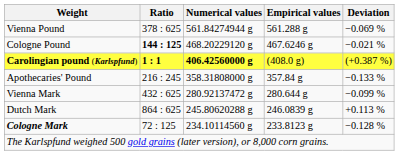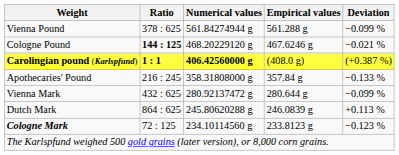(365, 28) −0.069 % -> (365, 28) −0.099 %
(365, 126) −0.128 % -> (365, 126) −0.123 %
